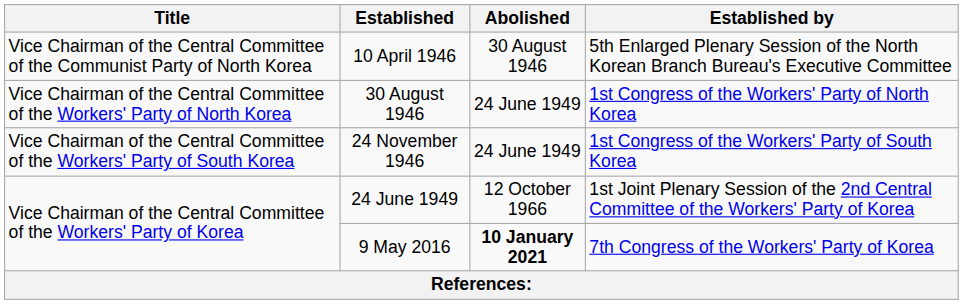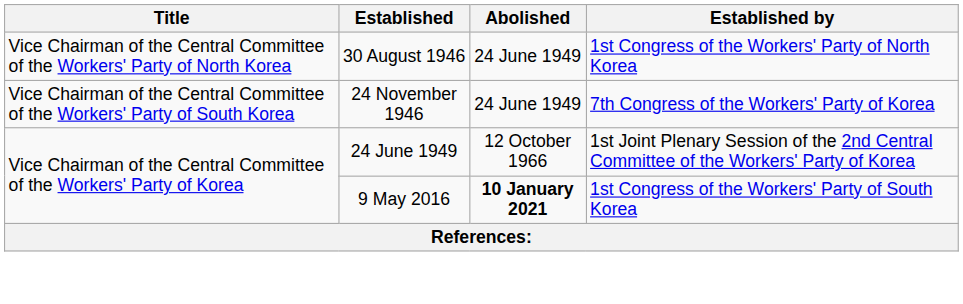- row: (405, 56)
(761, 151) 1st Congress of the Workers' Party of South Korea -> (762, 103) 7th Congress of the Workers' Party of Korea
(762, 247) 7th Congress of the Workers' Party of Korea -> (761, 199) 1st Congress of the Workers' Party of South Korea
